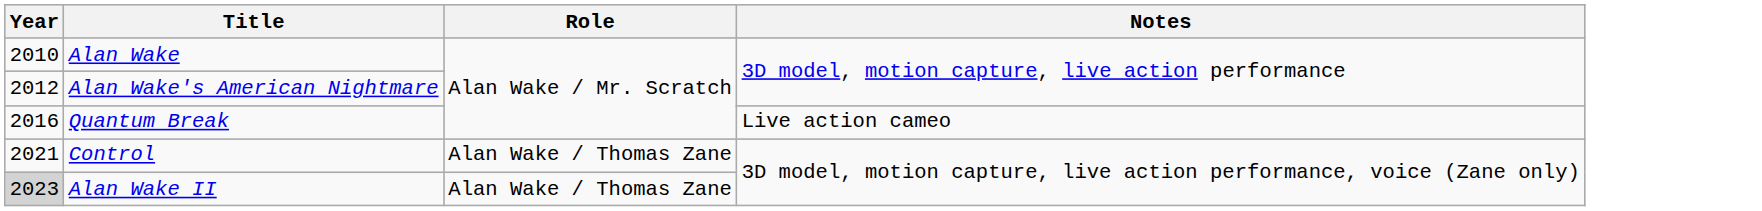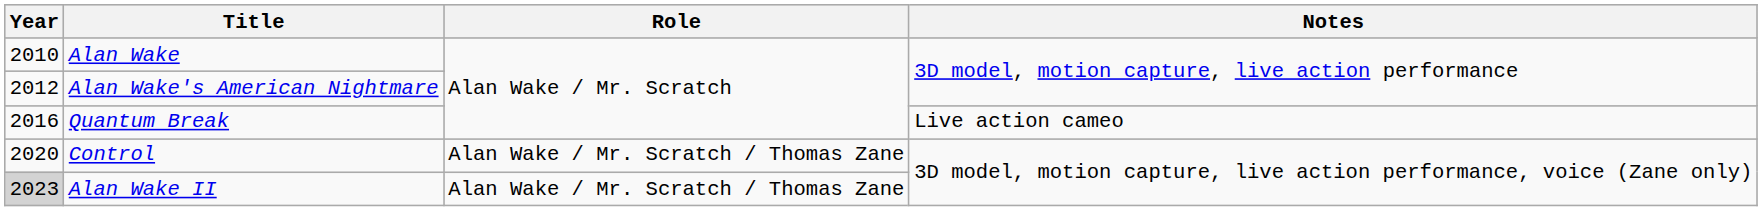(34, 155) 2021 -> (34, 155) 2020
(590, 155) Alan Wake / Thomas Zane -> (676, 155) Alan Wake / Mr. Scratch / Thomas Zane
(590, 189) Alan Wake / Thomas Zane -> (676, 189) Alan Wake / Mr. Scratch / Thomas Zane
